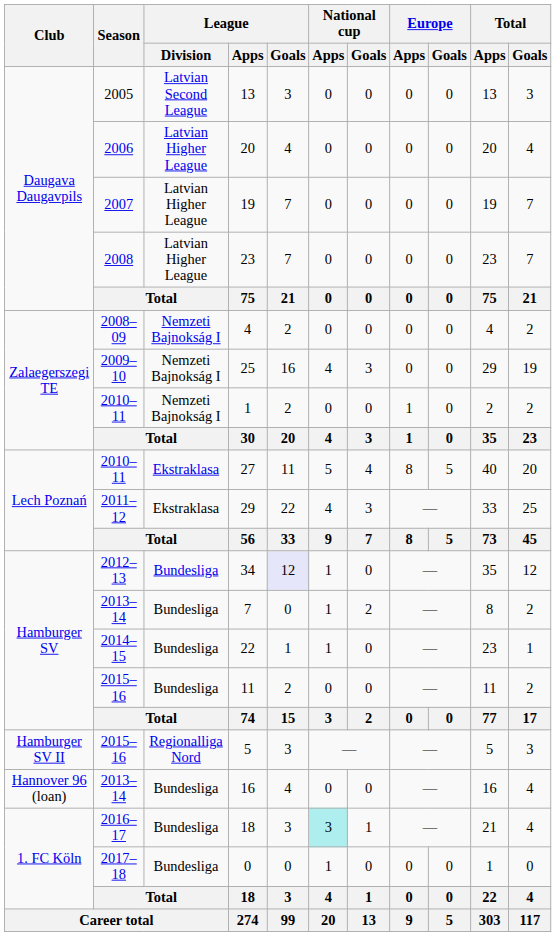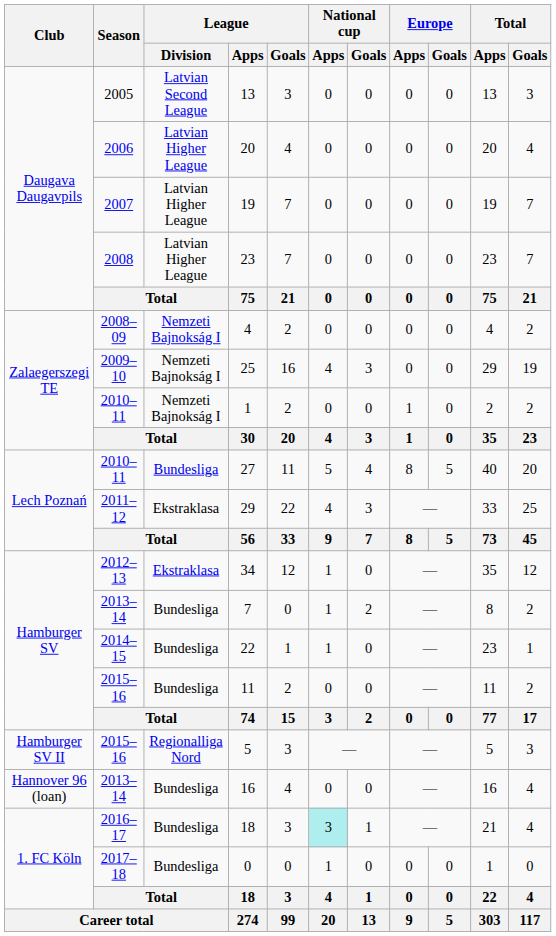(186, 469) Ekstraklasa -> (186, 469) Bundesliga
(186, 570) Bundesliga -> (186, 570) Ekstraklasa
(288, 570) lavender background -> (288, 570) no background
